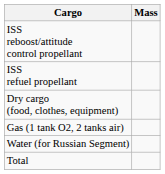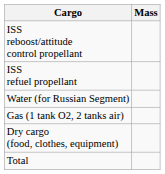rows swapped: (68, 144) <-> (62, 104)
